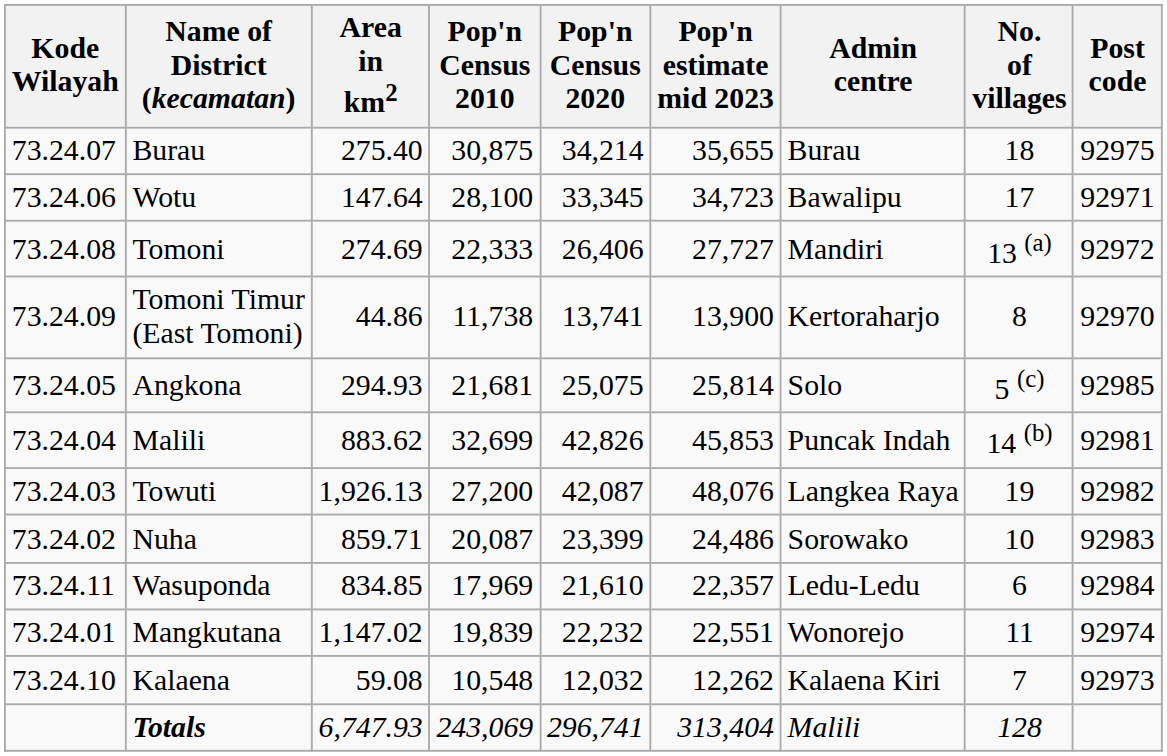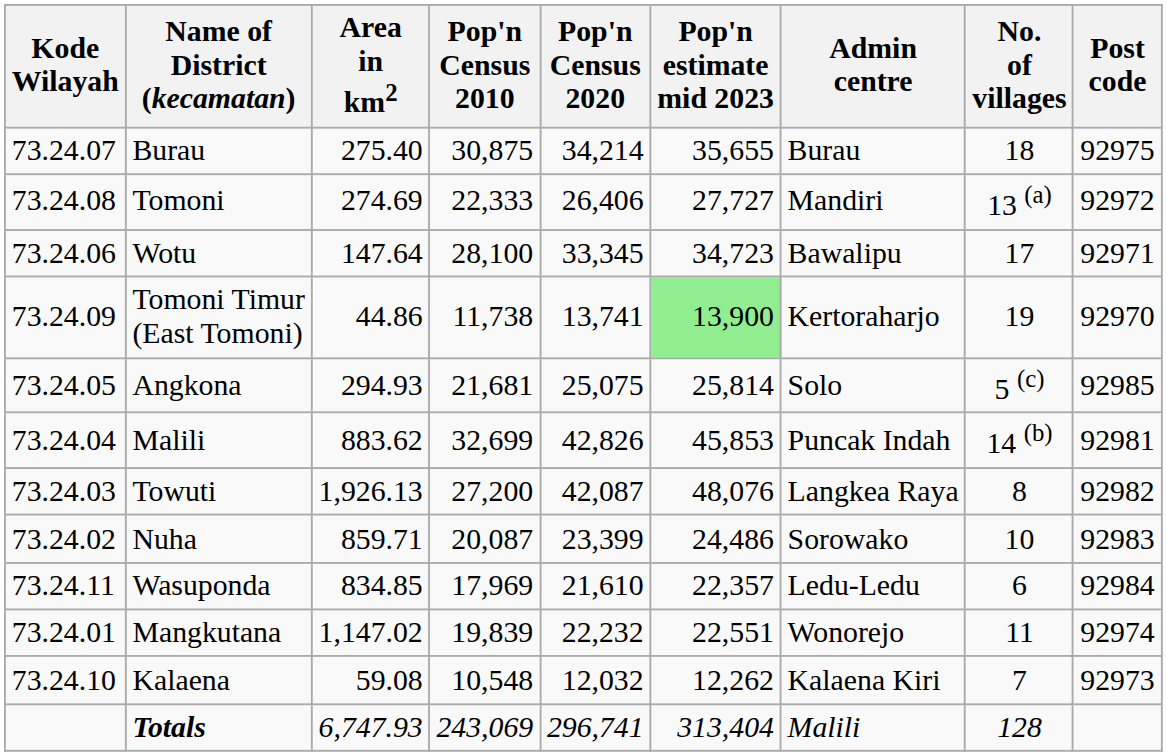rows swapped: (164, 197) <-> (179, 248)
(733, 316) no background -> (733, 316) lightgreen background
(1019, 316) 8 -> (1019, 316) 19
(1019, 491) 19 -> (1019, 491) 8
